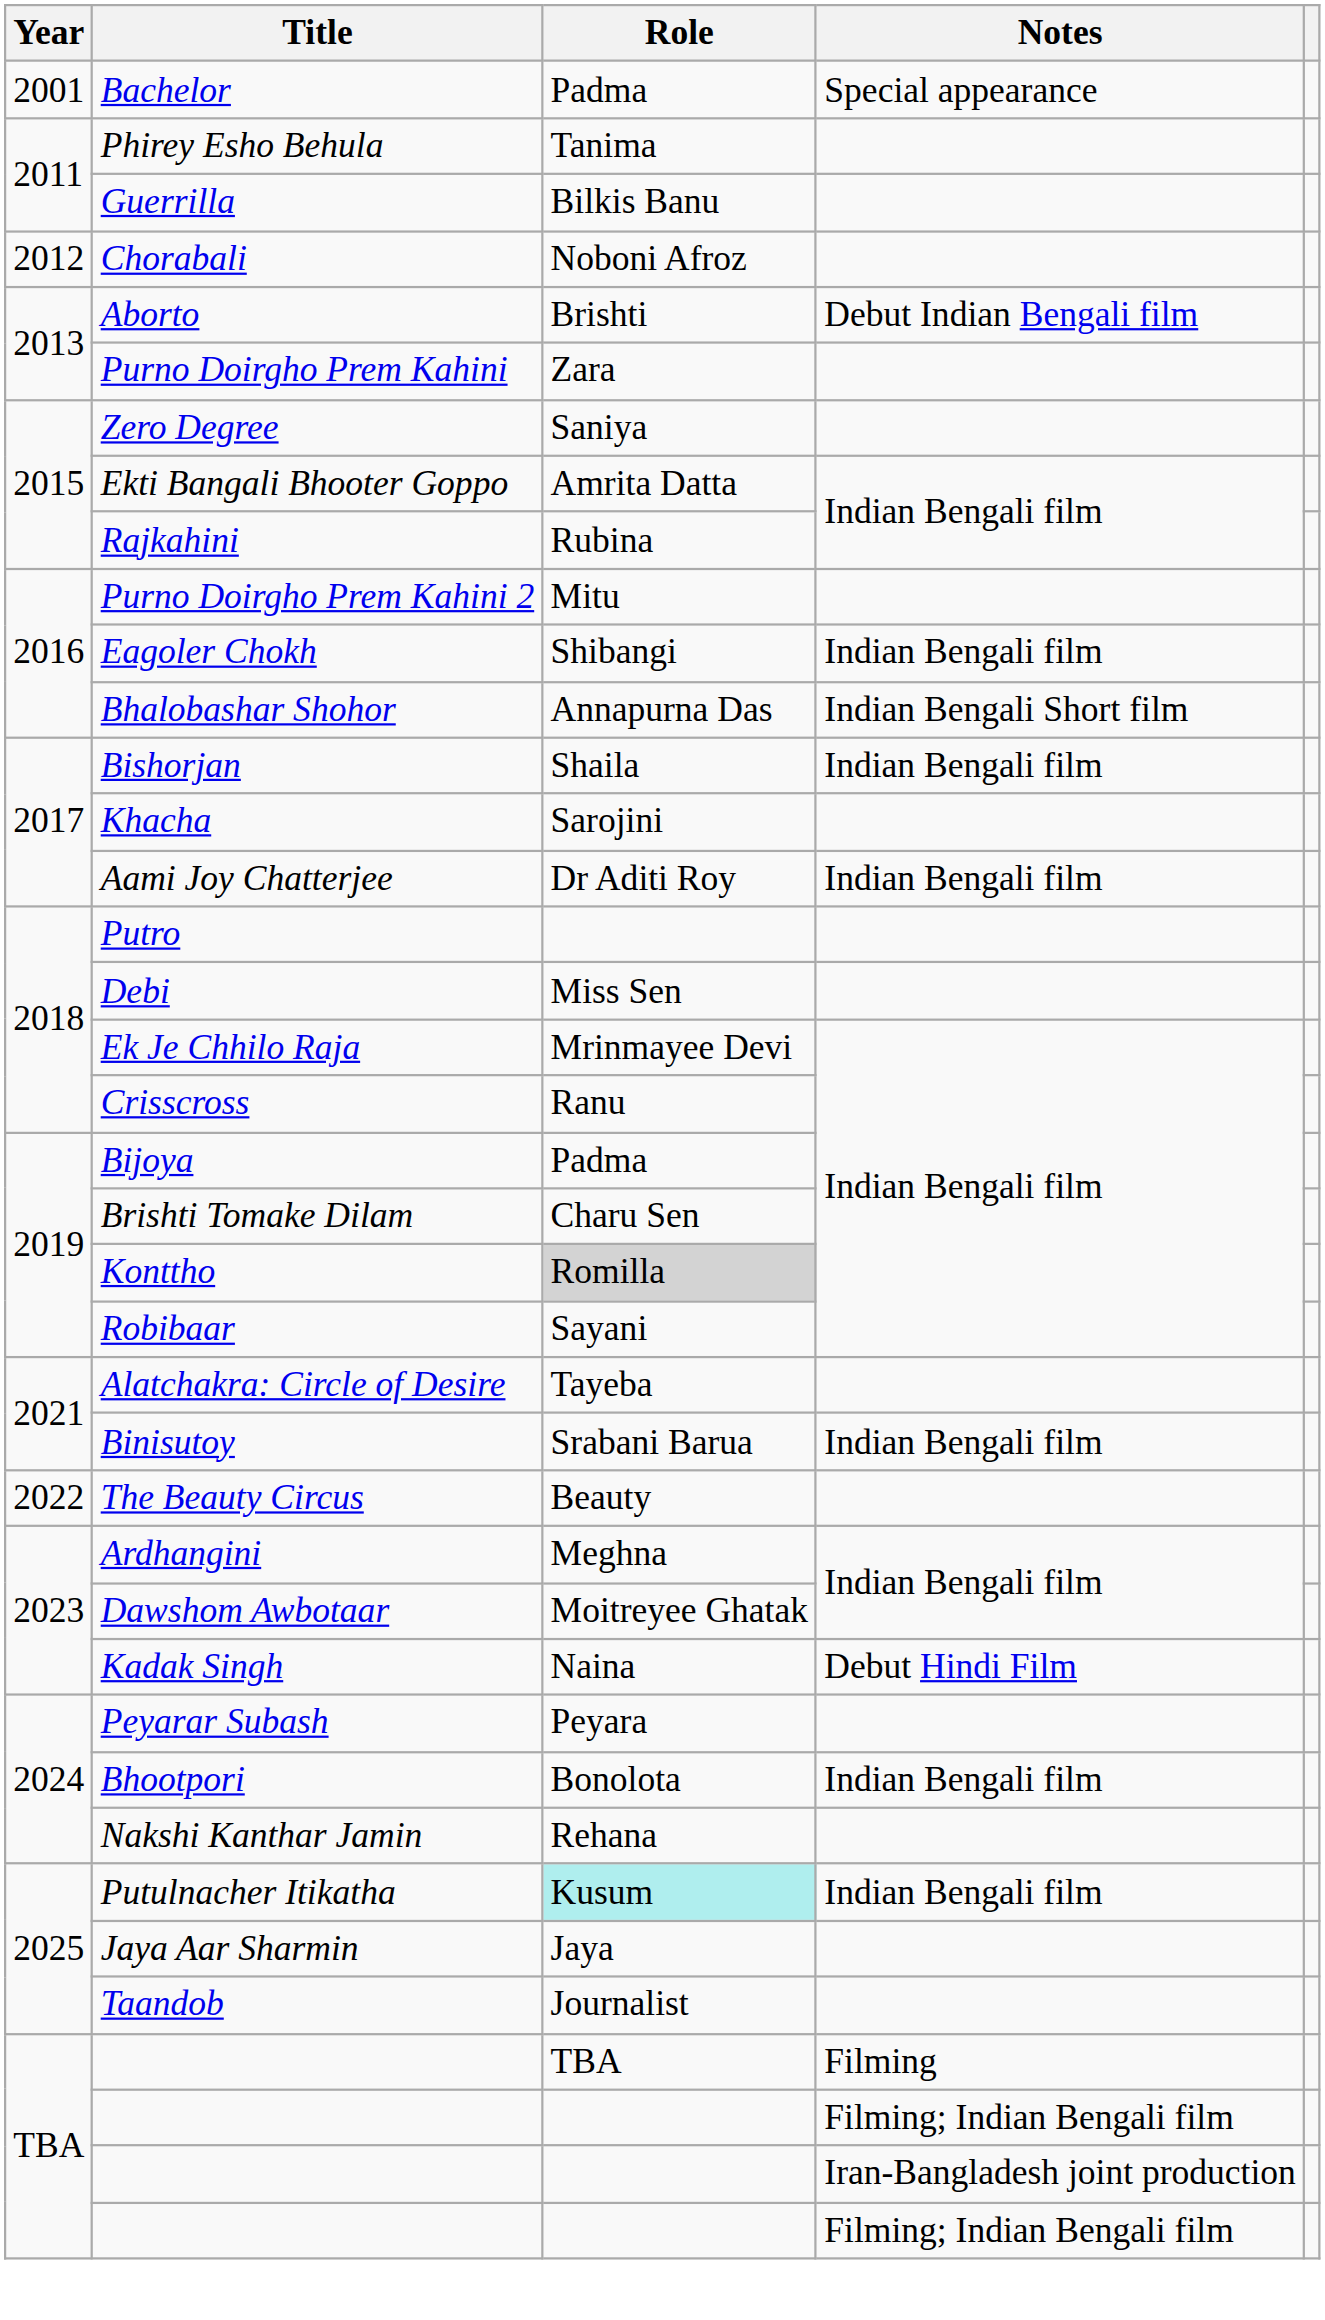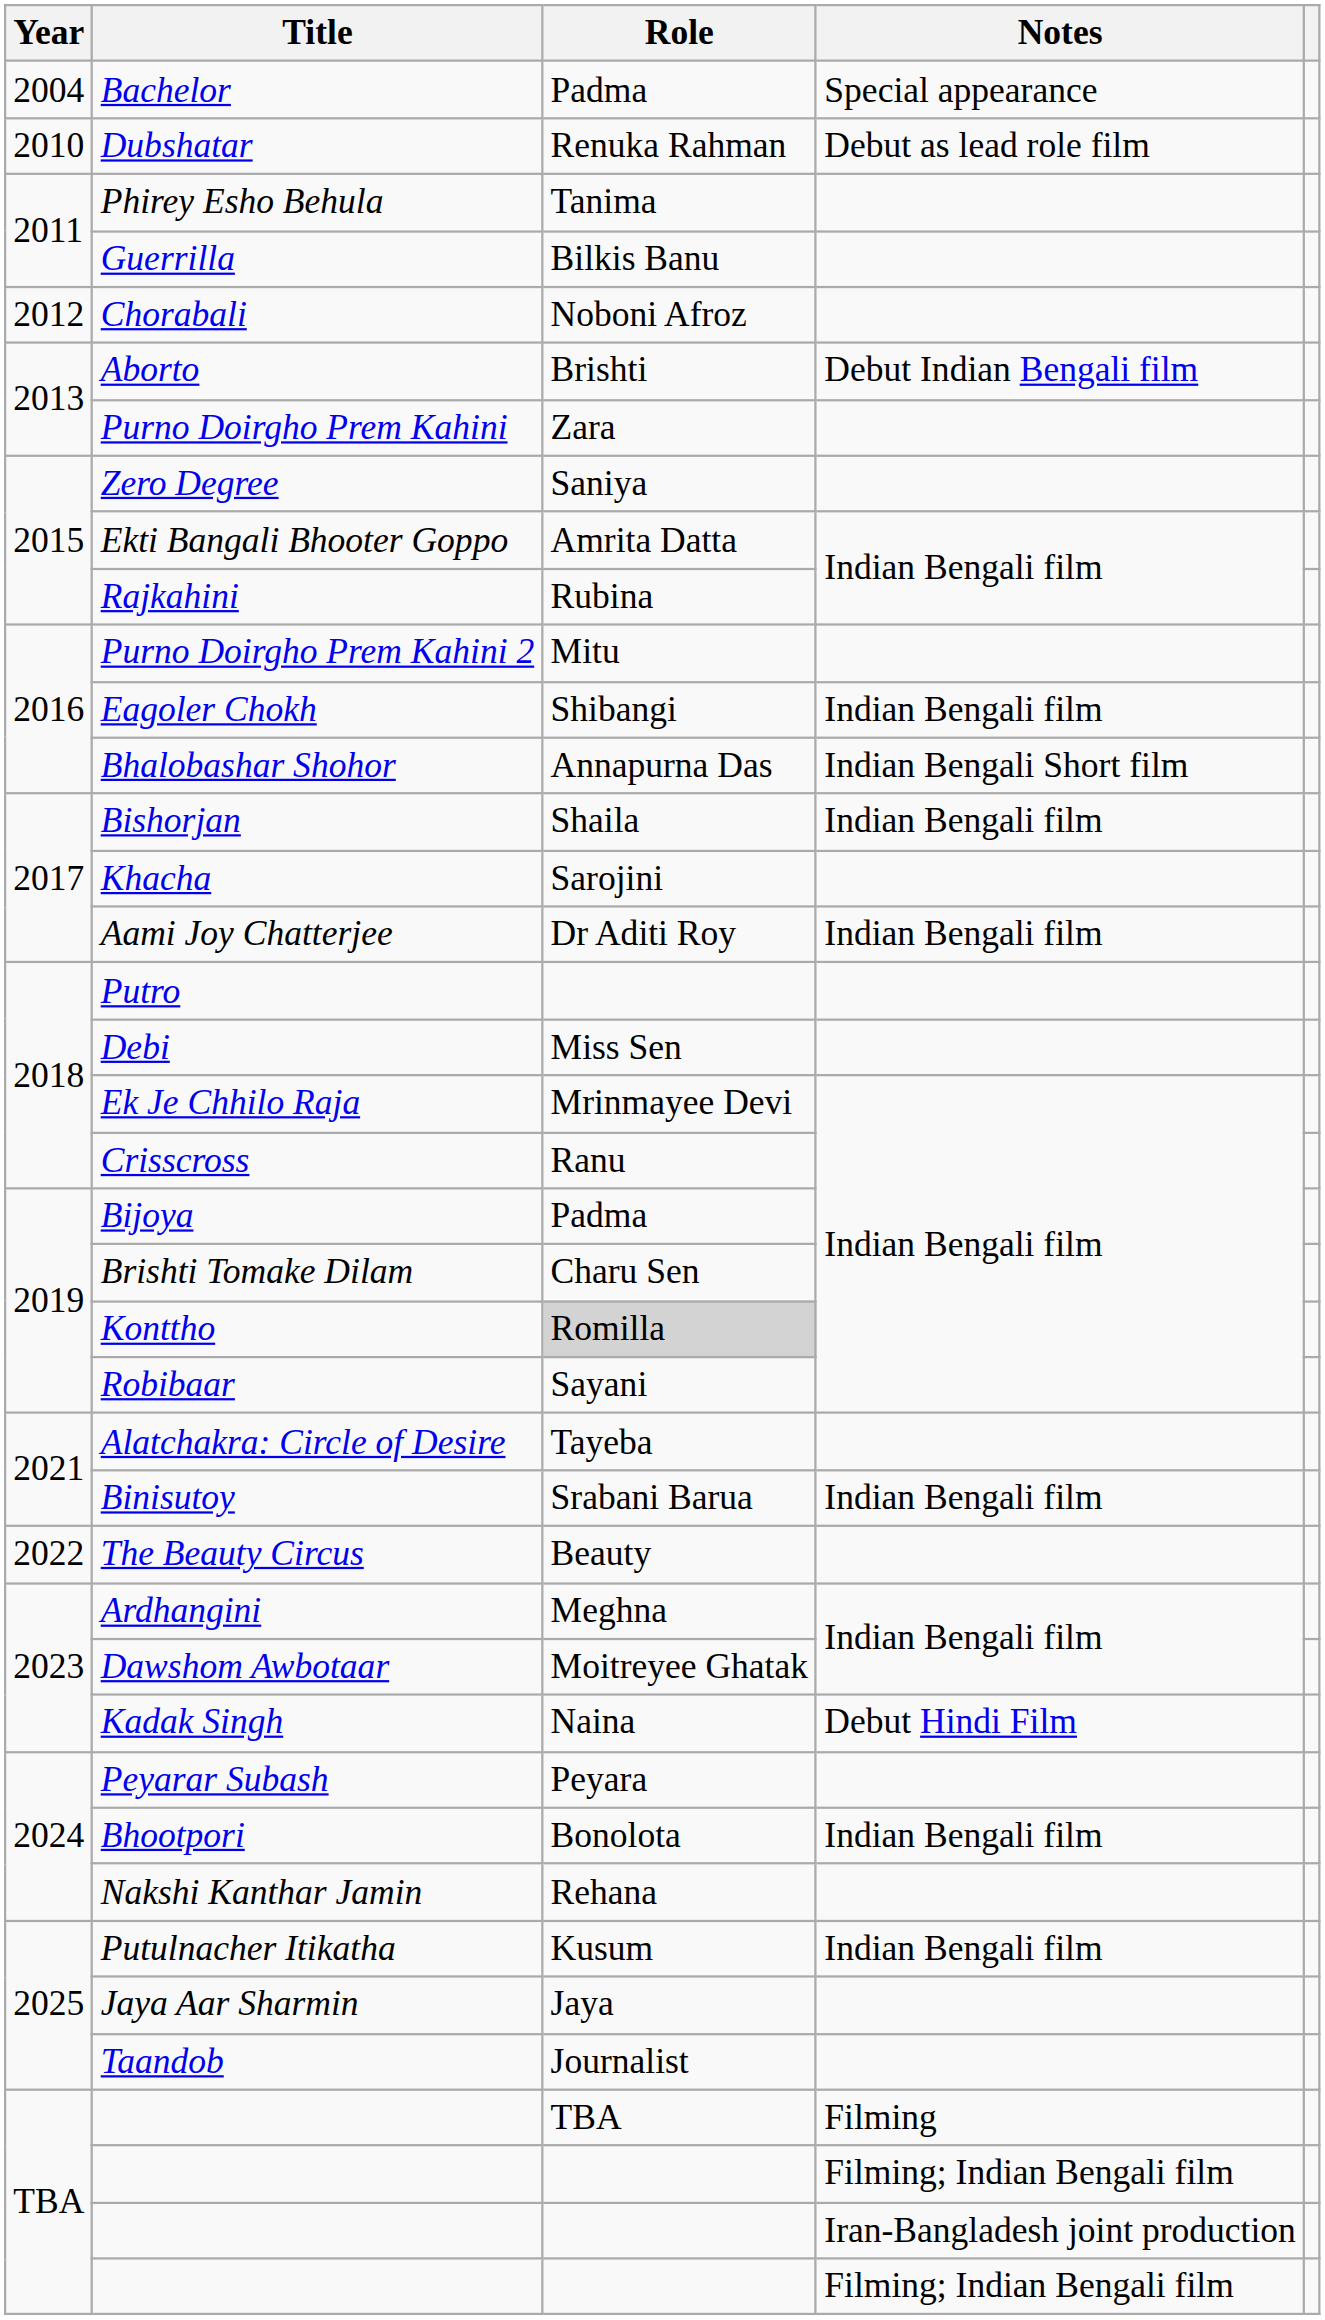(49, 88) 2001 -> (49, 88) 2004
+ row: (177, 145)
(602, 1891) paleturquoise background -> (602, 1947) no background
